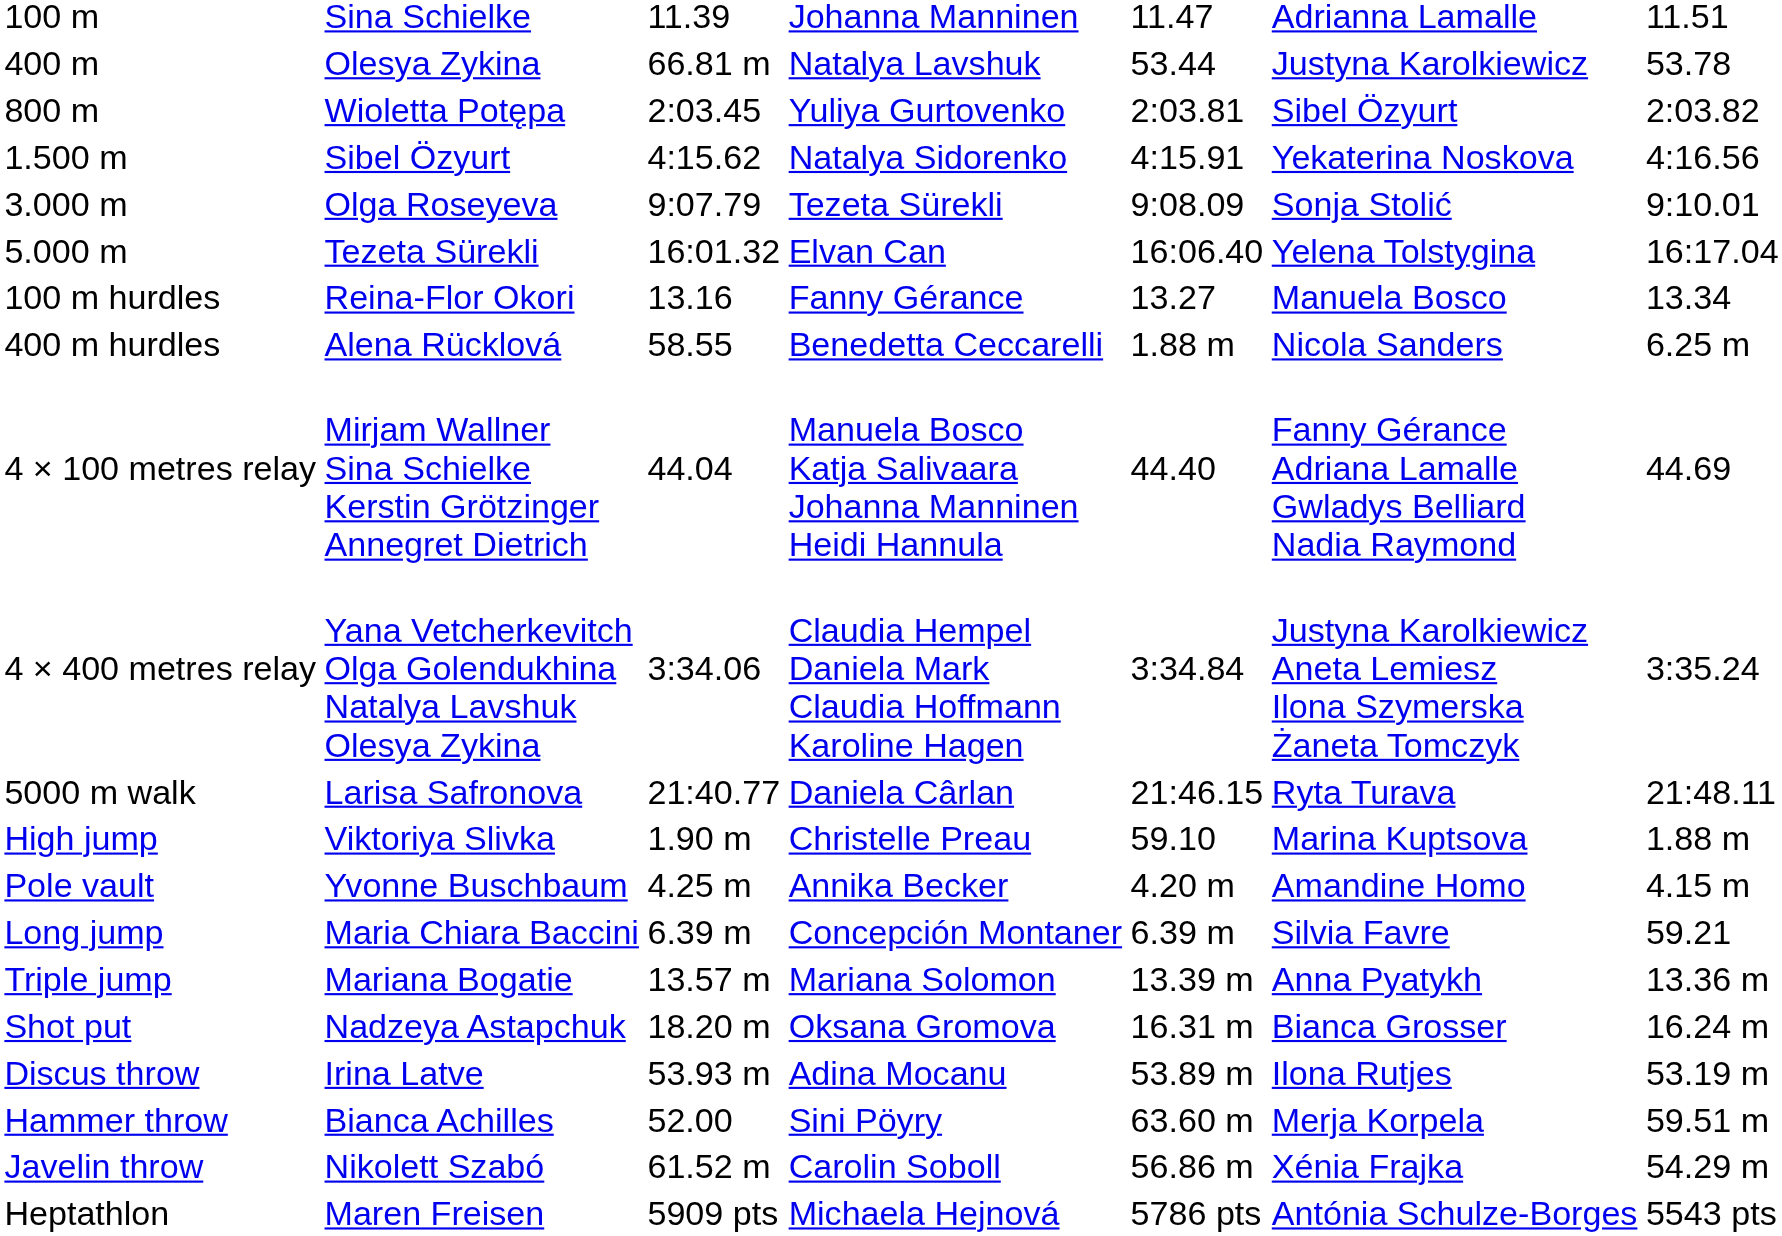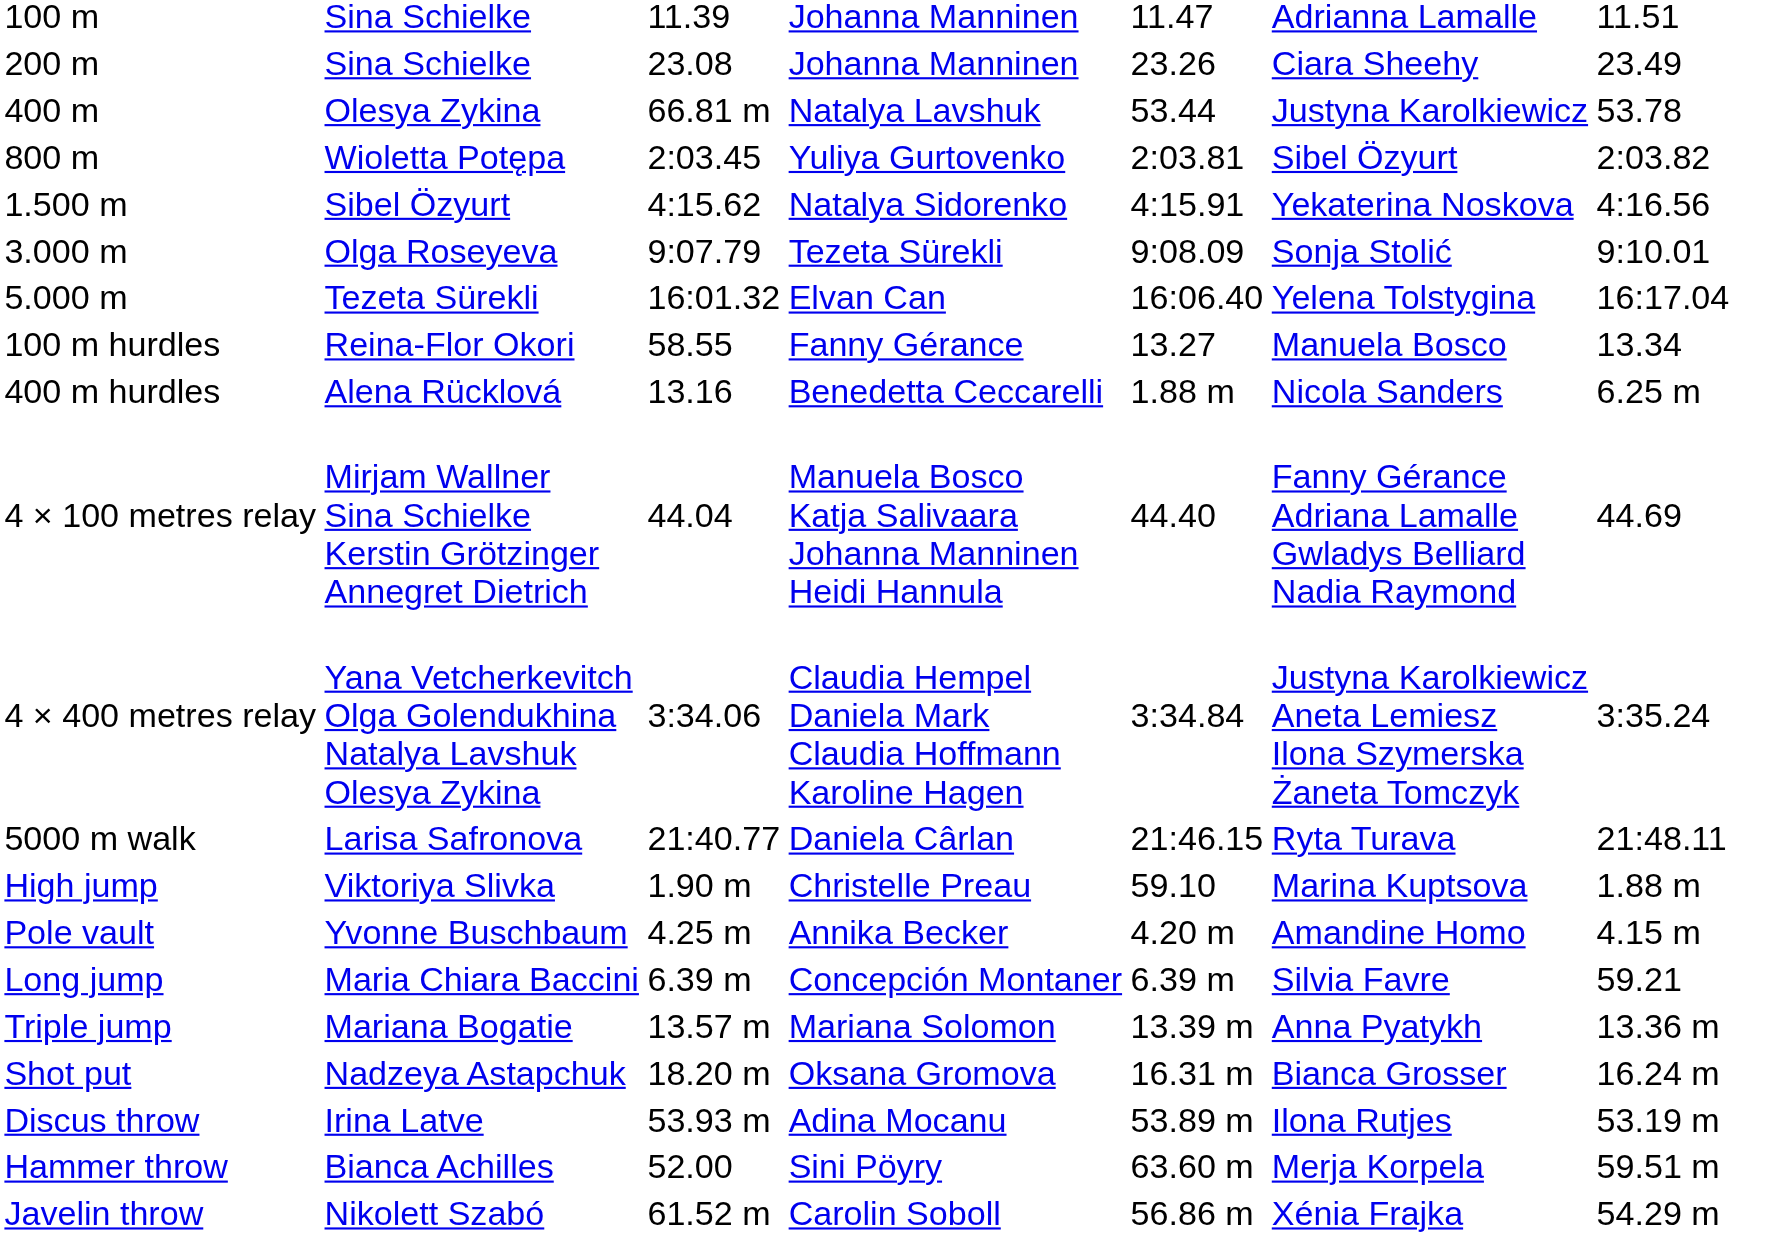+ row: (52, 63)
(690, 298) 13.16 -> (690, 345) 58.55
(690, 345) 58.55 -> (690, 391) 13.16
- row: (87, 1214)
